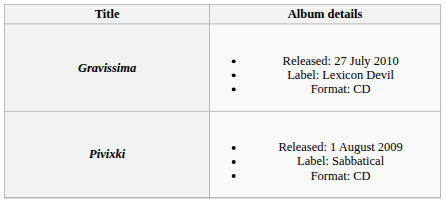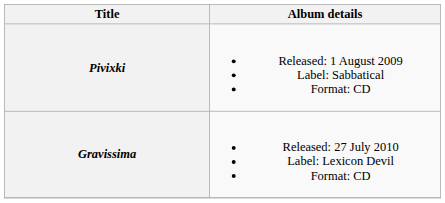rows swapped: (107, 154) <-> (107, 67)
